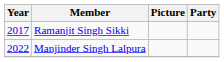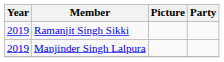(18, 30) 2017 -> (18, 30) 2019
(18, 48) 2022 -> (18, 48) 2019
